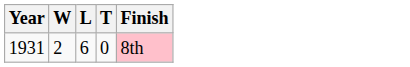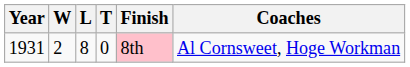+ column: (289, 18)
(84, 47) 6 -> (84, 47) 8
